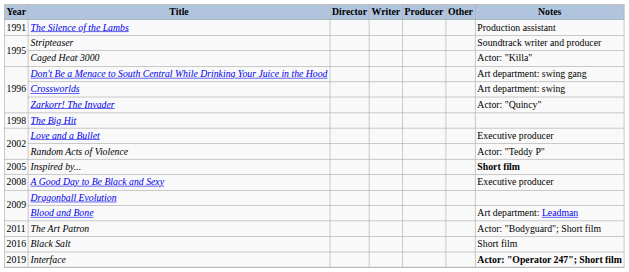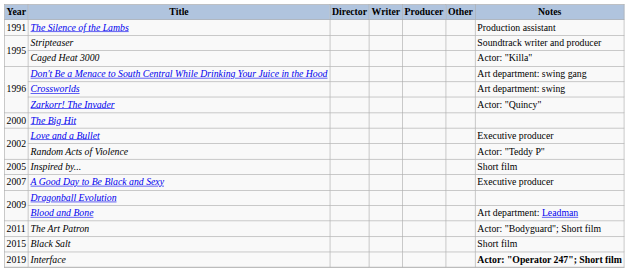(16, 120) 1998 -> (16, 120) 2000
(499, 167) bold -> (497, 167) normal
(16, 182) 2008 -> (16, 182) 2007
(16, 244) 2016 -> (16, 244) 2015
